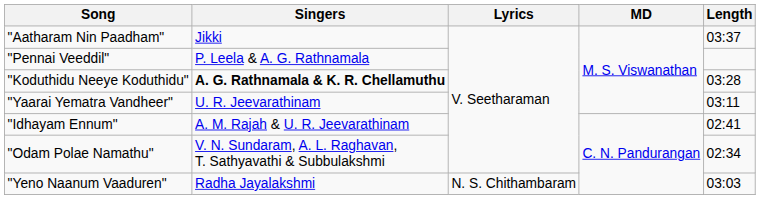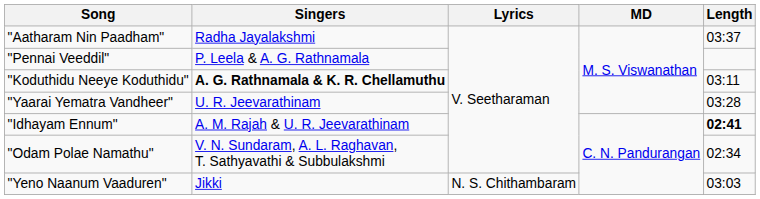(208, 37) Jikki -> (255, 37) Radha Jayalakshmi
(724, 80) 03:28 -> (723, 80) 03:11
(723, 102) 03:11 -> (724, 102) 03:28
(724, 124) normal -> (724, 124) bold
(255, 183) Radha Jayalakshmi -> (208, 183) Jikki
